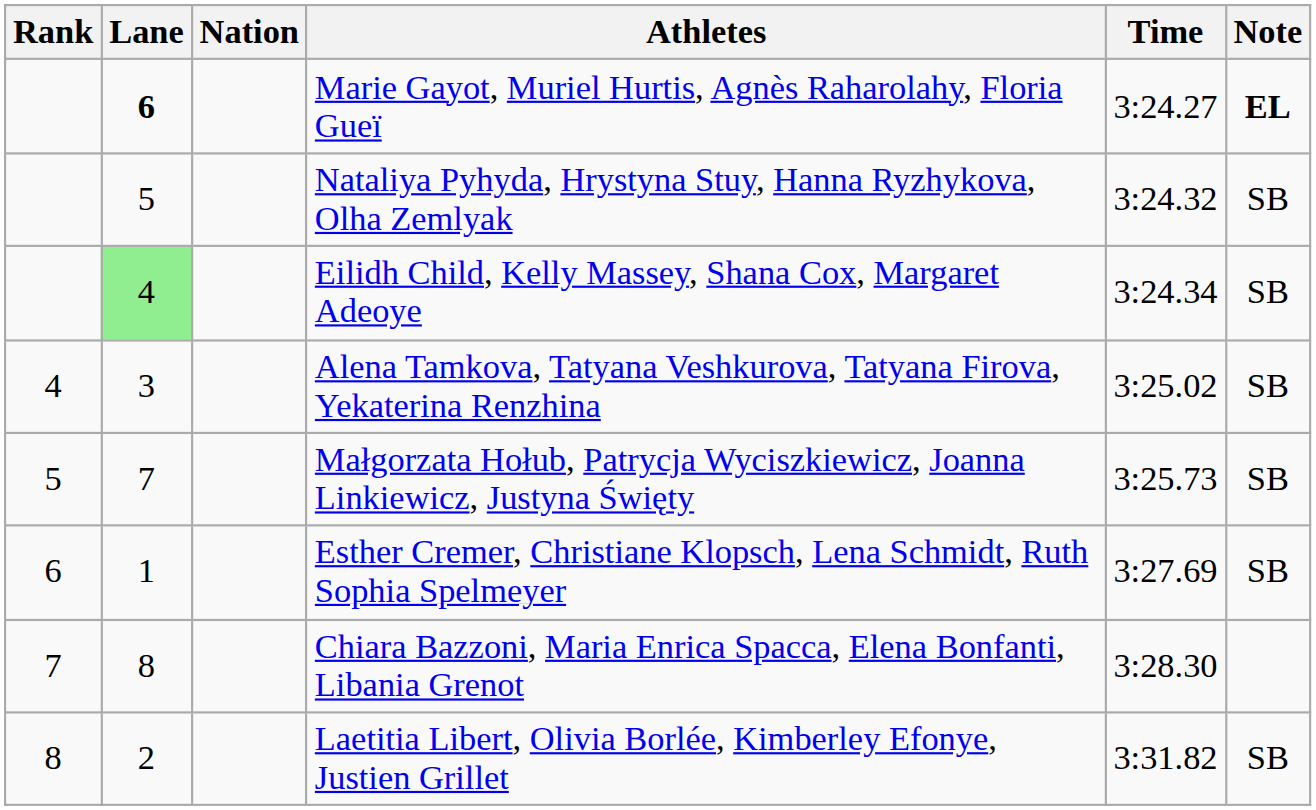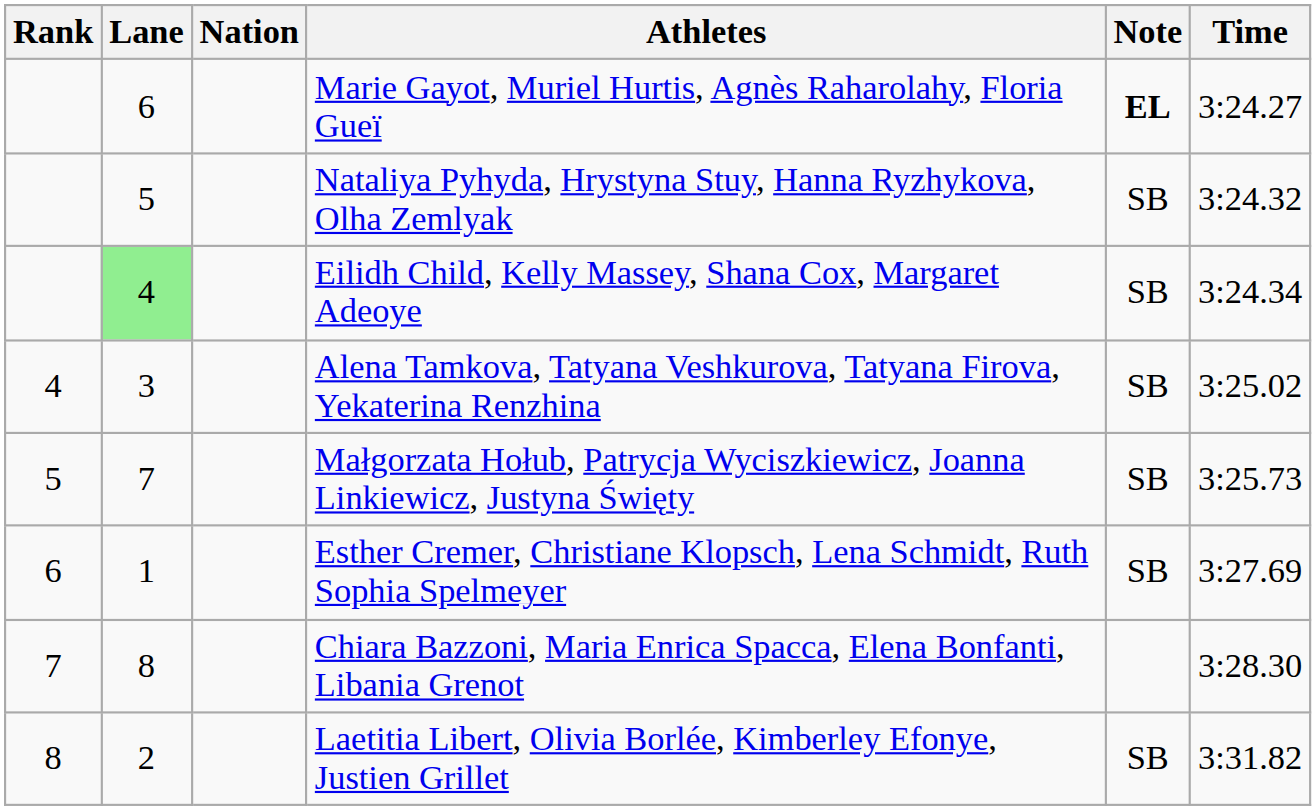columns swapped: (1165, 31) <-> (1268, 31)
(146, 105) bold -> (146, 105) normal
